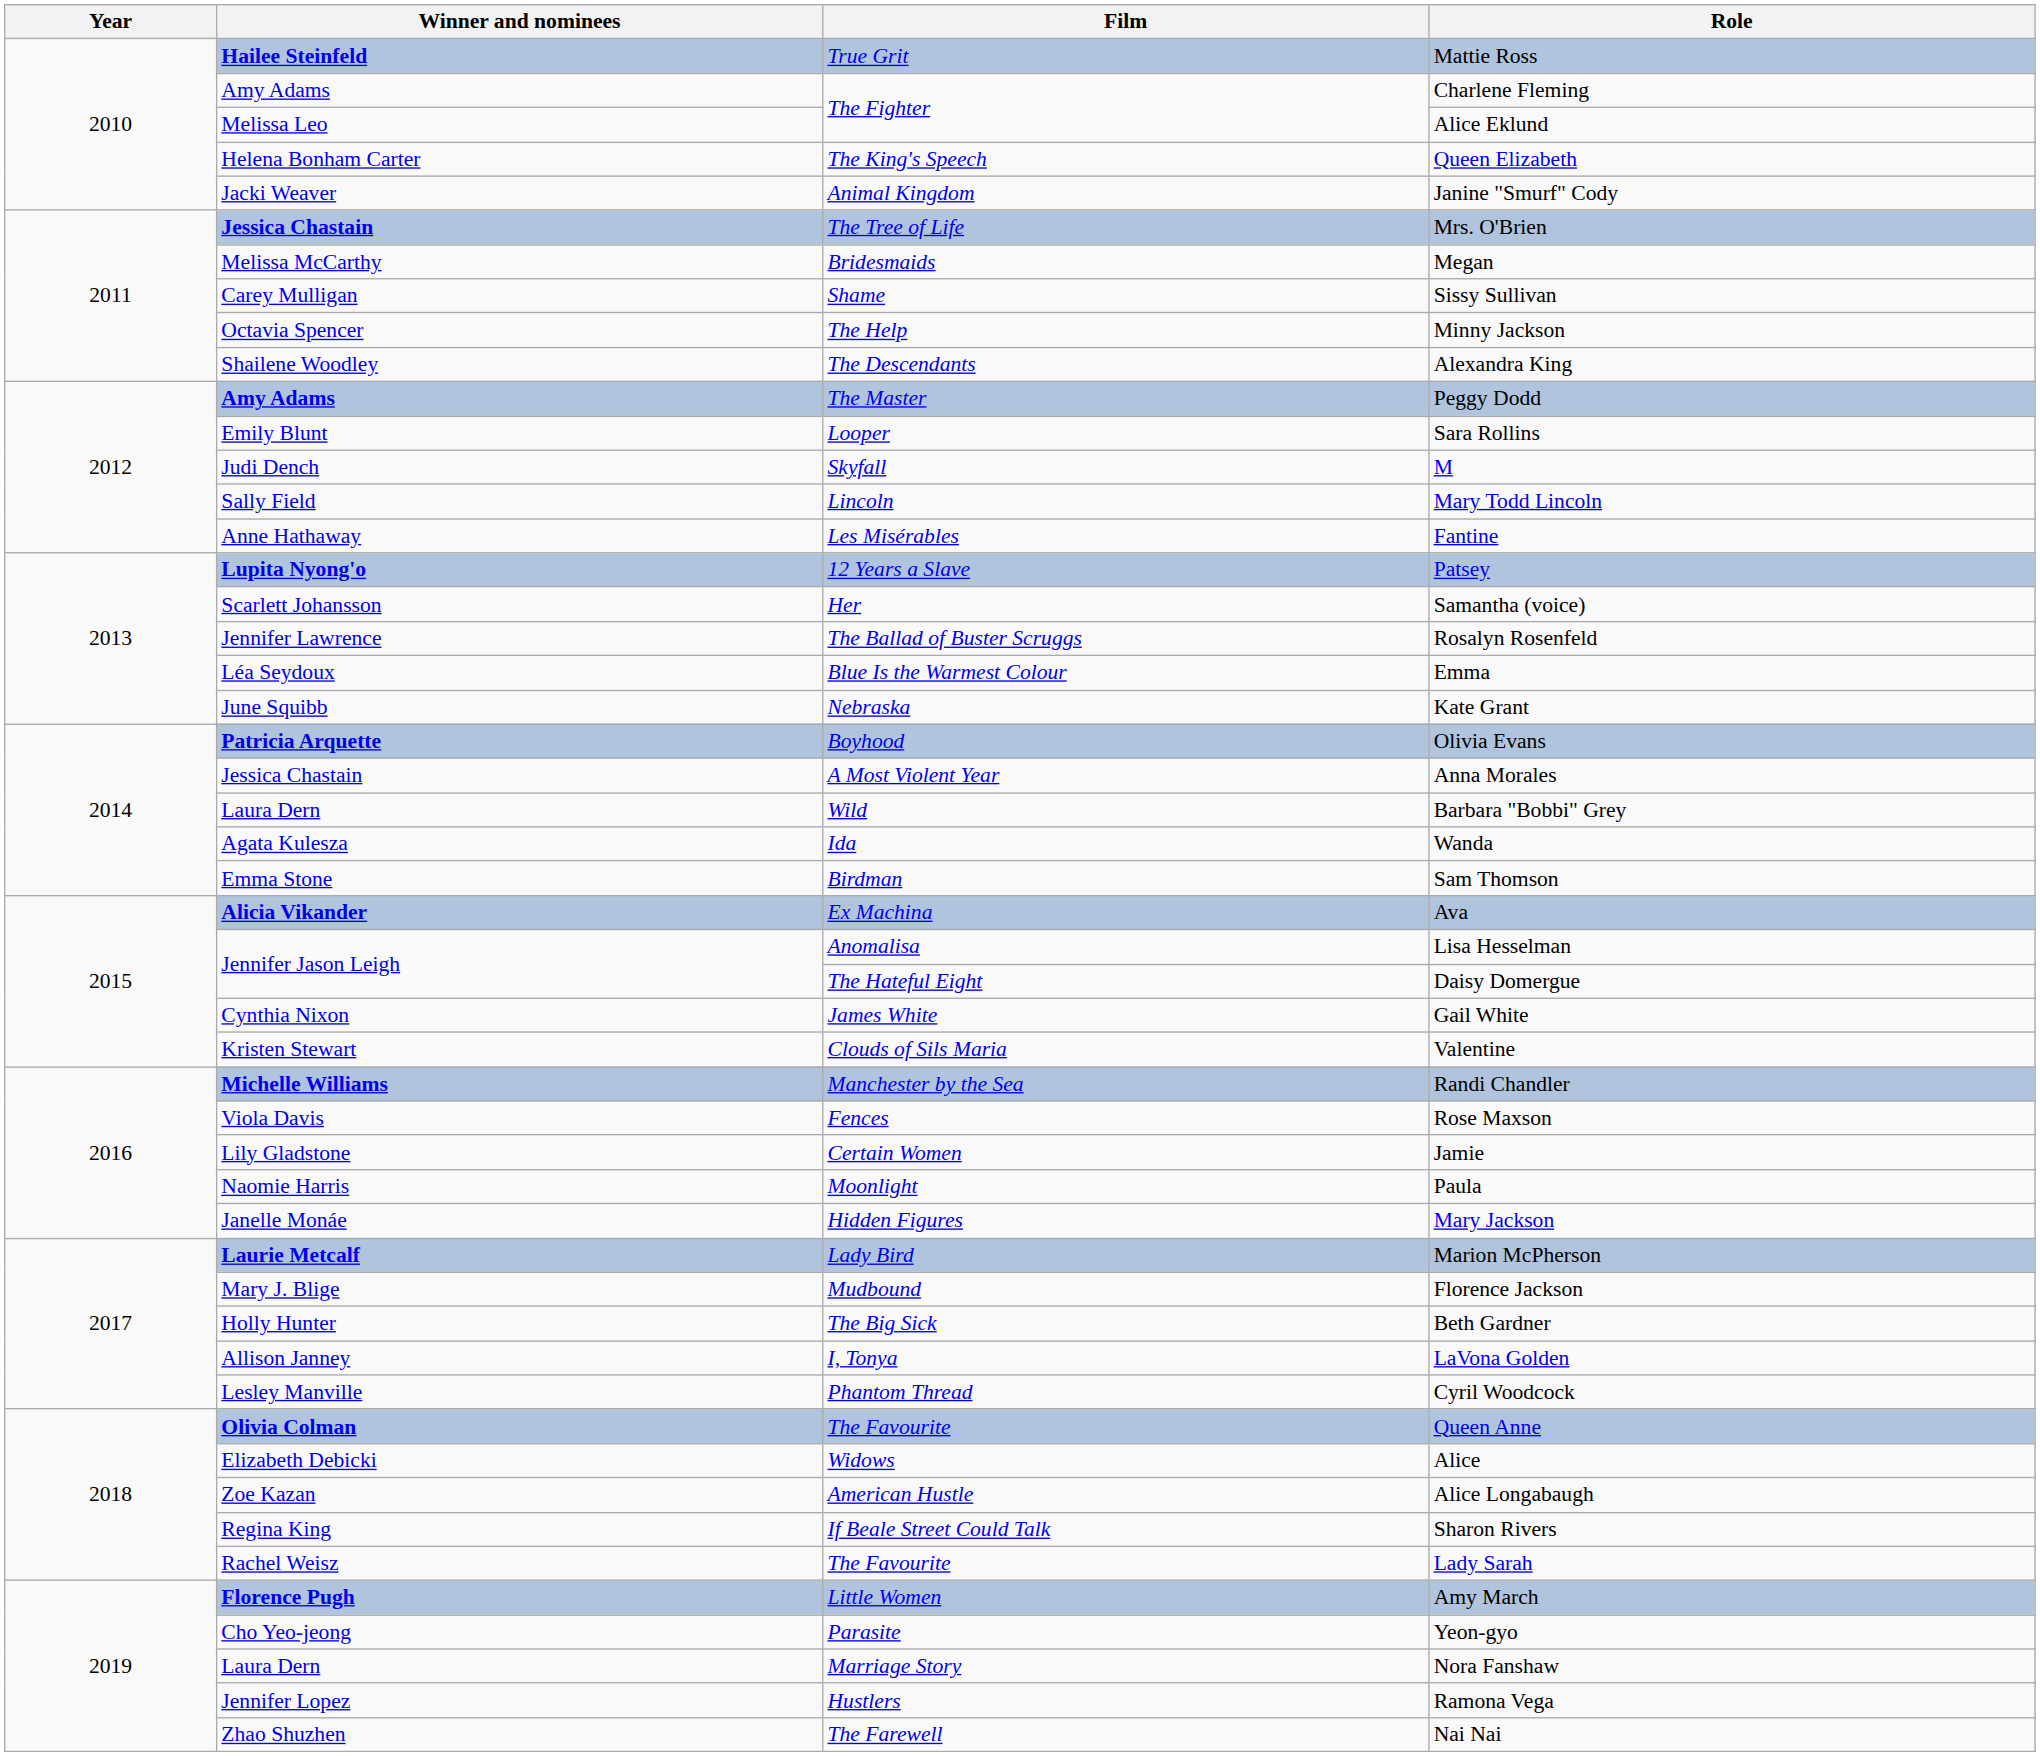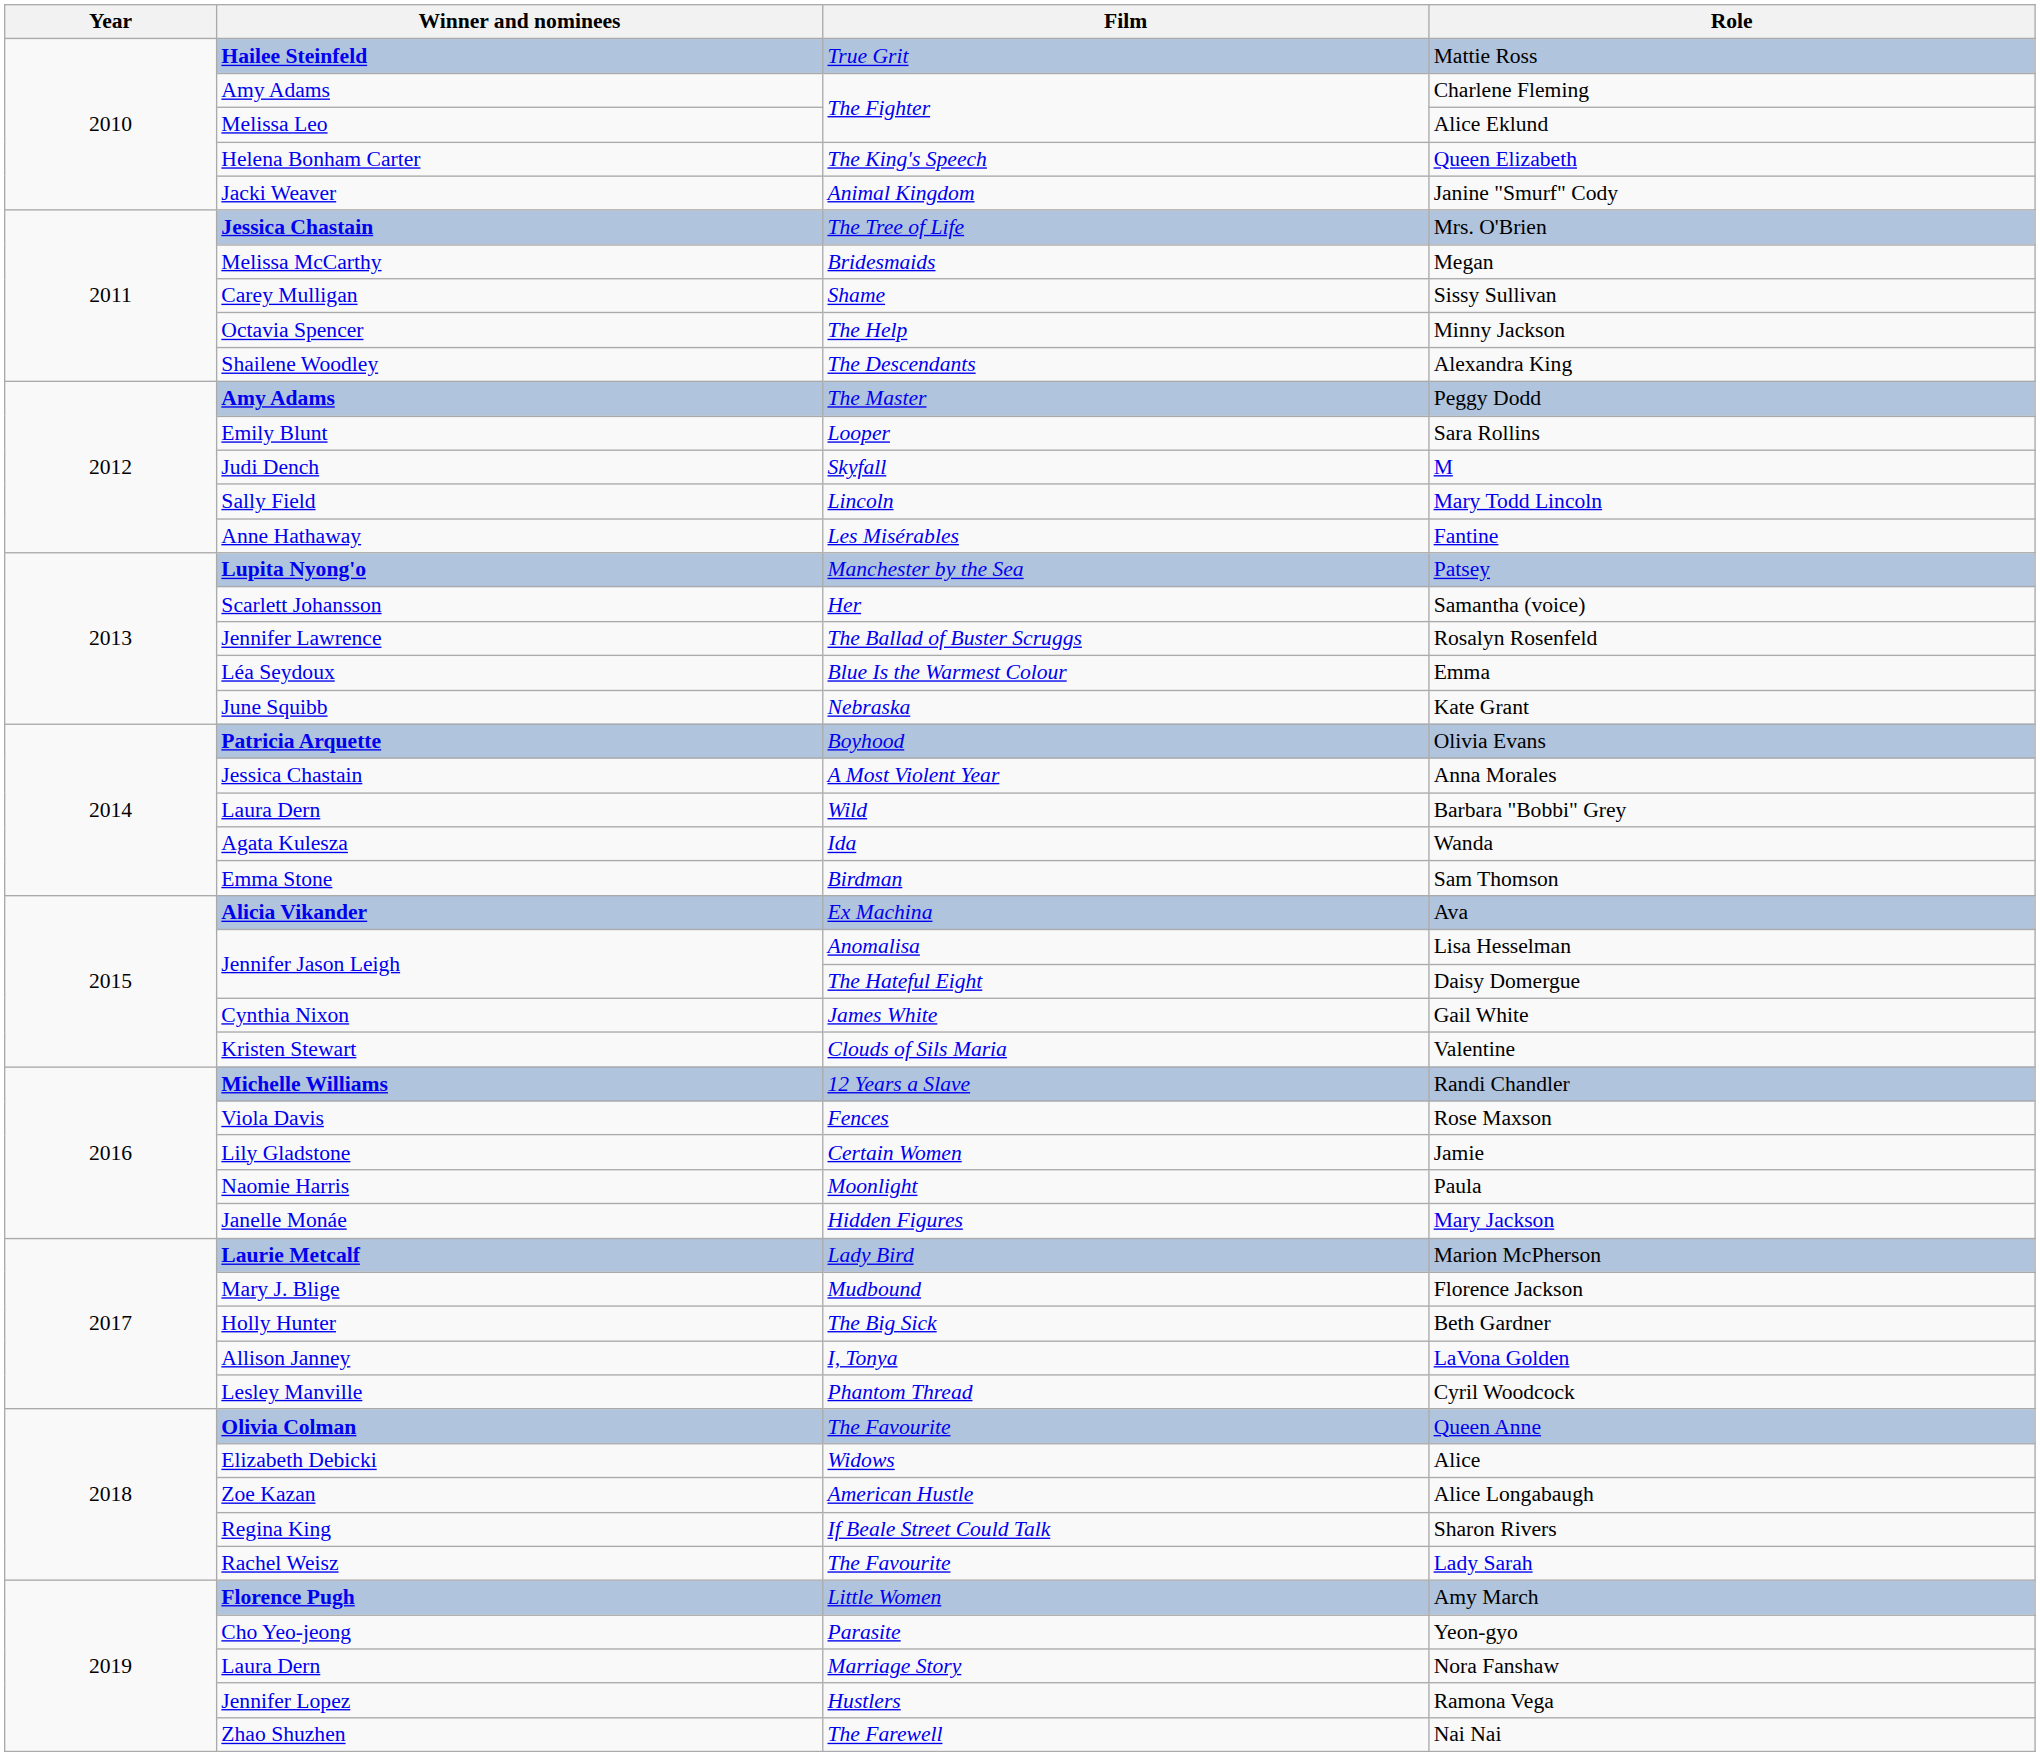(899, 569) 12 Years a Slave -> (926, 569) Manchester by the Sea
(926, 1083) Manchester by the Sea -> (899, 1083) 12 Years a Slave
